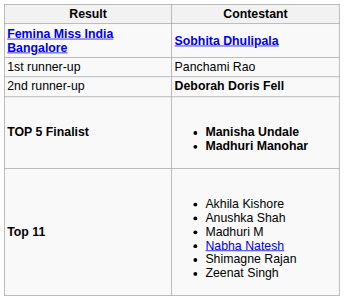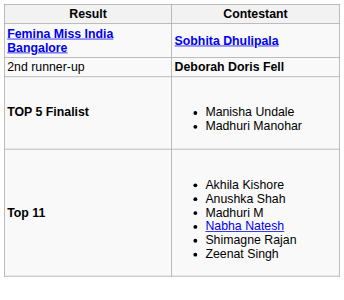- row: (44, 67)
(255, 139) bold -> (255, 120) normal
